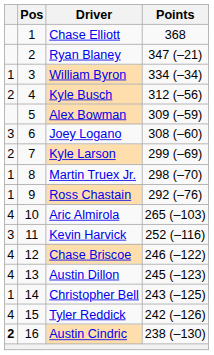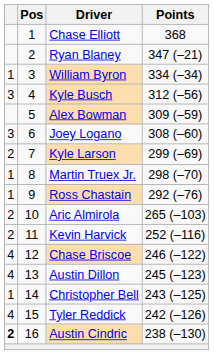(11, 94) 2 -> (11, 94) 3
(11, 214) 4 -> (11, 214) 2
(11, 234) 3 -> (11, 234) 2
